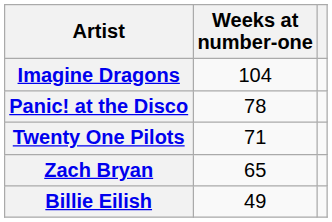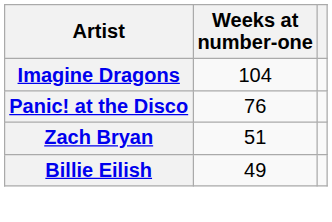(255, 106) 78 -> (255, 106) 76
- row: (99, 138)
(255, 169) 65 -> (255, 138) 51
